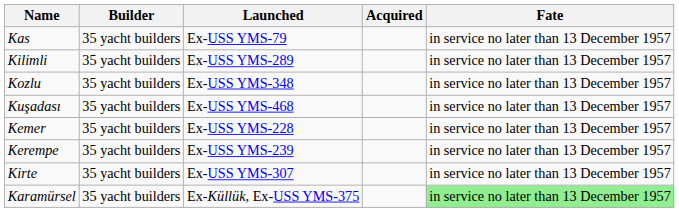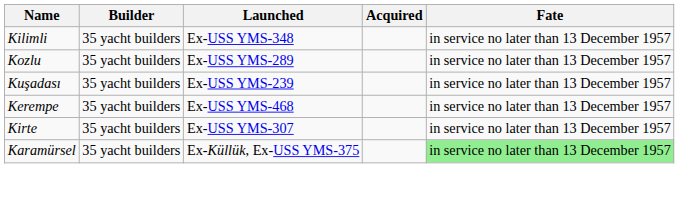- row: (19, 38)
(240, 60) Ex-USS YMS-289 -> (240, 38) Ex-USS YMS-348
(240, 83) Ex-USS YMS-348 -> (240, 60) Ex-USS YMS-289
(240, 106) Ex-USS YMS-468 -> (240, 83) Ex-USS YMS-239
- row: (27, 128)
(240, 151) Ex-USS YMS-239 -> (240, 106) Ex-USS YMS-468
